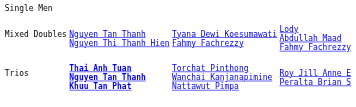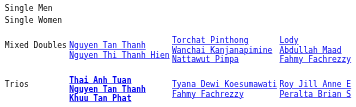+ row: (33, 20)
(225, 38) Tyana Dewi Koesumawati Fahmy Fachrezzy -> (222, 50) Torchat Pinthong Wanchai Kanjanapimine Nattawut Pimpa
(222, 77) Torchat Pinthong Wanchai Kanjanapimine Nattawut Pimpa -> (225, 89) Tyana Dewi Koesumawati Fahmy Fachrezzy
